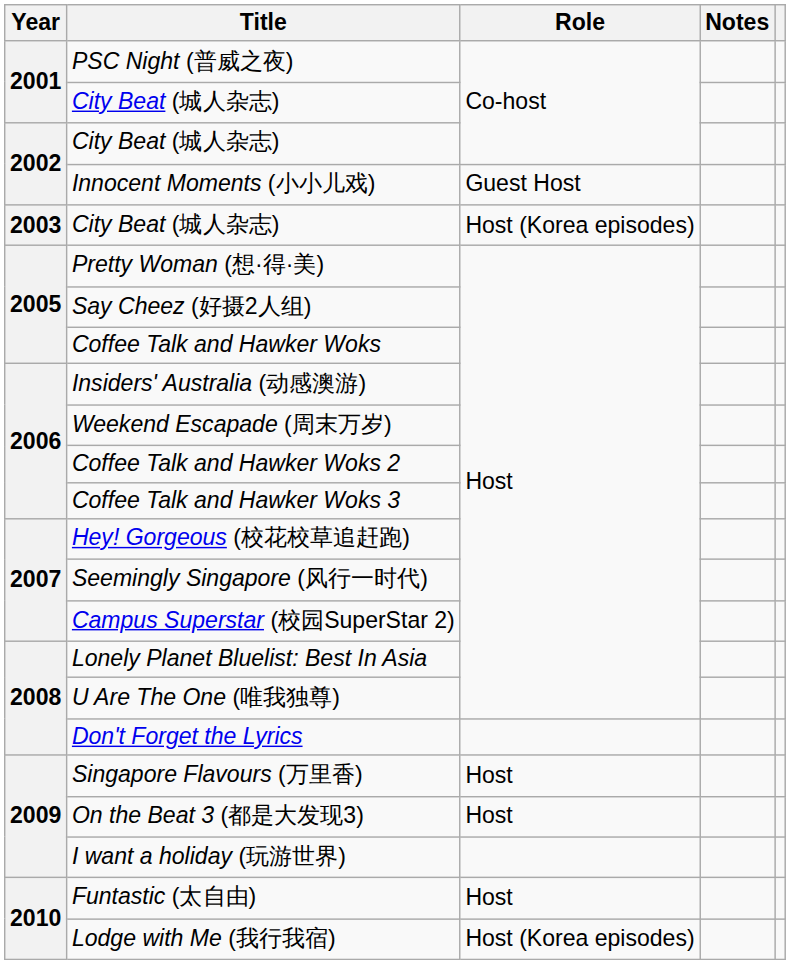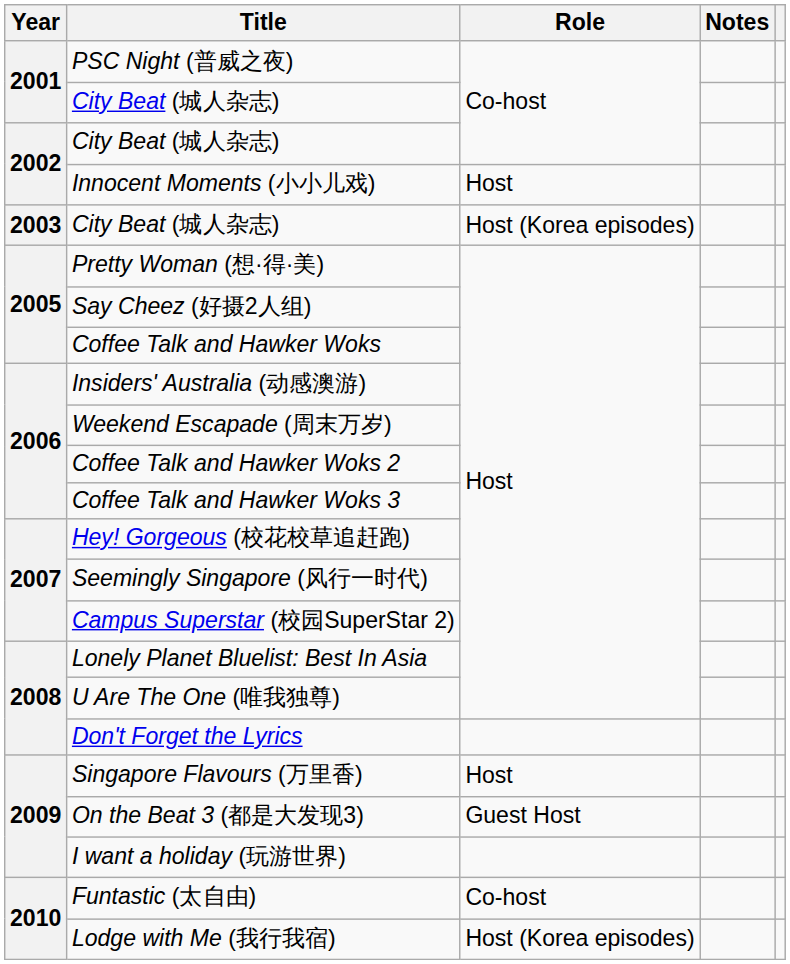(523, 184) Guest Host -> (489, 184) Host
(489, 816) Host -> (523, 816) Guest Host
(489, 897) Host -> (506, 897) Co-host
